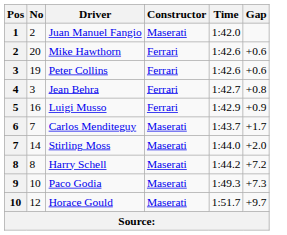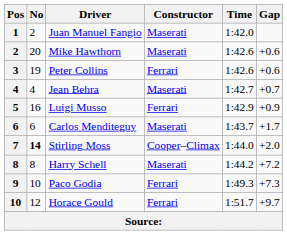(162, 51) Ferrari -> (167, 51) Maserati
(32, 89) 3 -> (32, 89) 4
(162, 89) Ferrari -> (167, 89) Maserati
(256, 89) +0.8 -> (269, 89) +0.7
(32, 126) 7 -> (32, 126) 6
(35, 145) normal -> (35, 145) bold
(167, 145) Maserati -> (183, 145) Cooper–Climax
(167, 183) Maserati -> (162, 183) Ferrari
(167, 202) Maserati -> (162, 202) Ferrari
